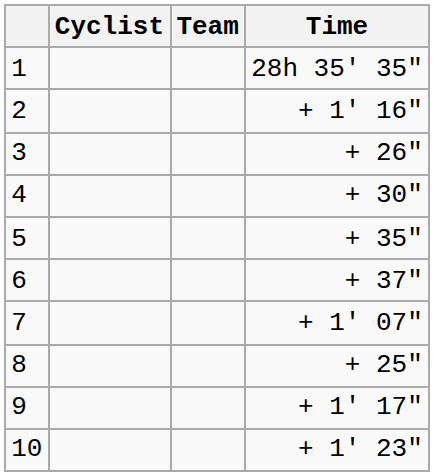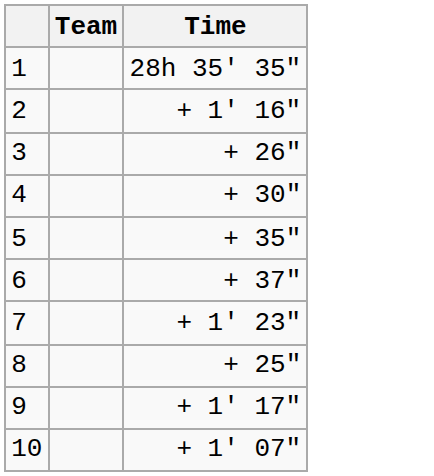- column: (109, 26)
(360, 323) + 1' 07" -> (239, 323) + 1' 23"
(360, 450) + 1' 23" -> (239, 450) + 1' 07"
